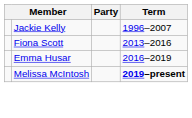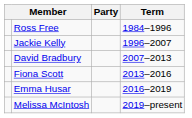+ row: (36, 27)
+ row: (47, 58)
(154, 74) bold -> (152, 105) normal
